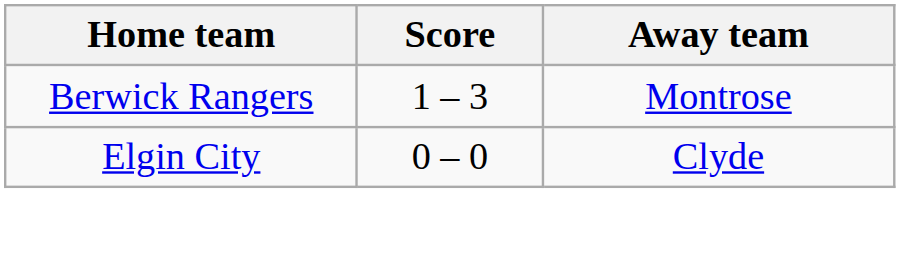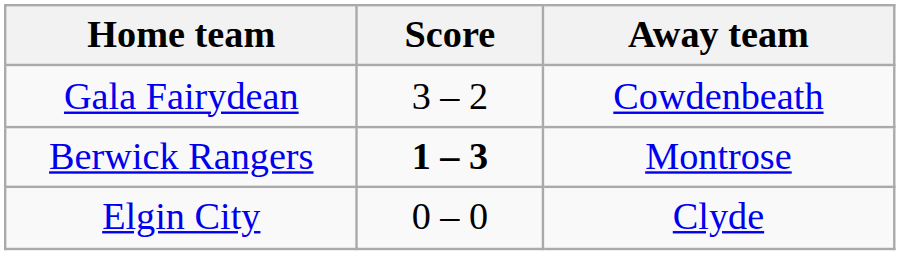+ row: (181, 95)
(450, 95) normal -> (450, 156) bold
